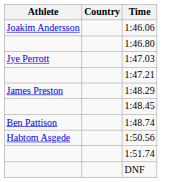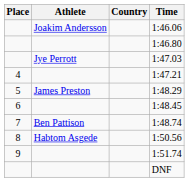+ column: (18, 12)
